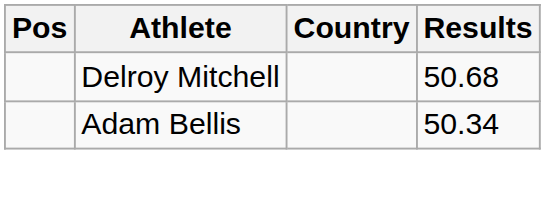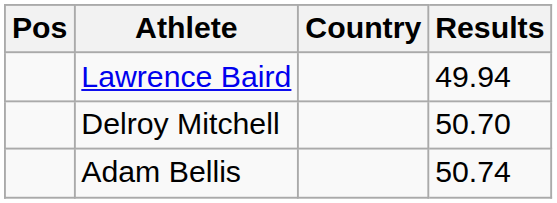+ row: (186, 76)
(461, 76) 50.68 -> (473, 124) 50.70
(461, 124) 50.34 -> (473, 172) 50.74
